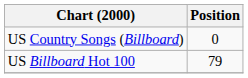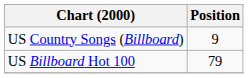(215, 38) 0 -> (215, 38) 9
